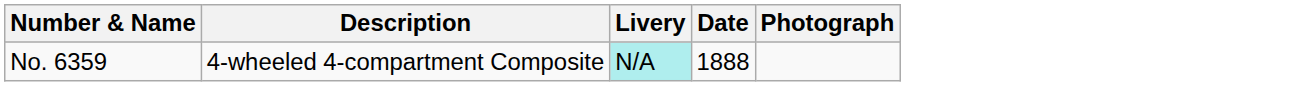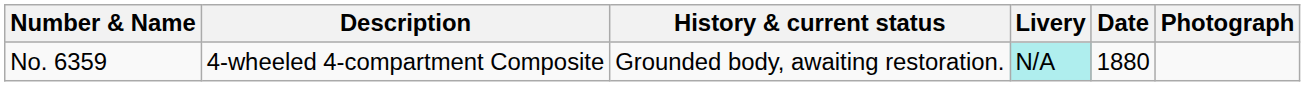+ column: (810, 23)
(723, 61) 1888 -> (1123, 61) 1880
